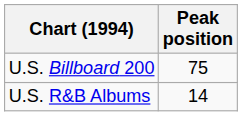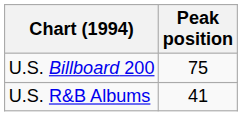(198, 96) 14 -> (198, 96) 41
